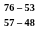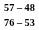rows swapped: (19, 8) <-> (19, 22)
